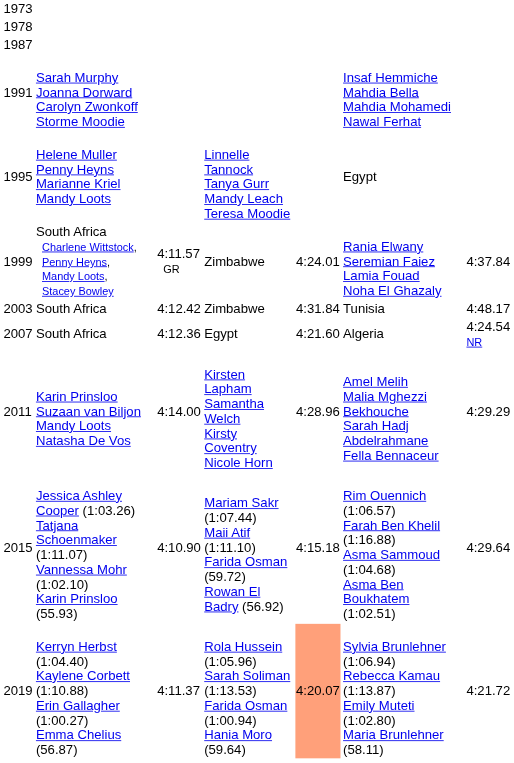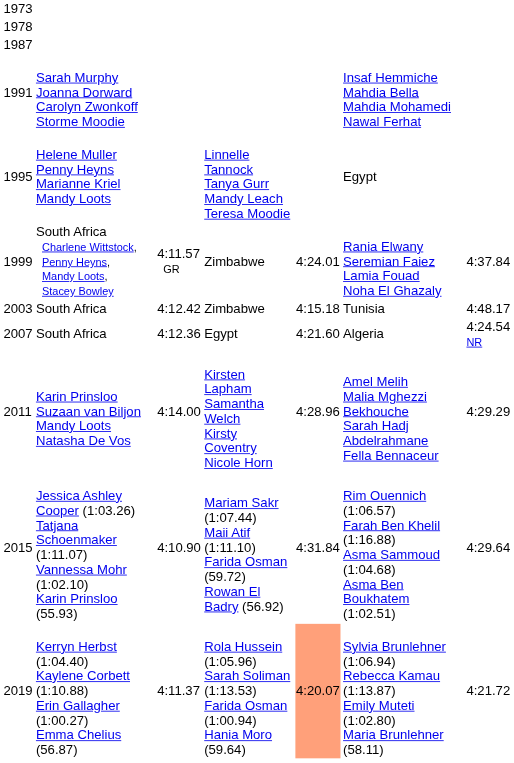(318, 309) 4:31.84 -> (318, 309) 4:15.18
(318, 547) 4:15.18 -> (318, 547) 4:31.84
